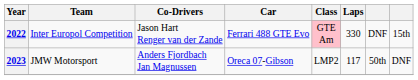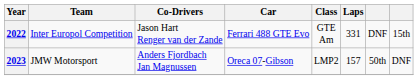(326, 34) pink background -> (326, 34) no background
(353, 34) 330 -> (353, 34) 331
(353, 61) 117 -> (353, 61) 157
